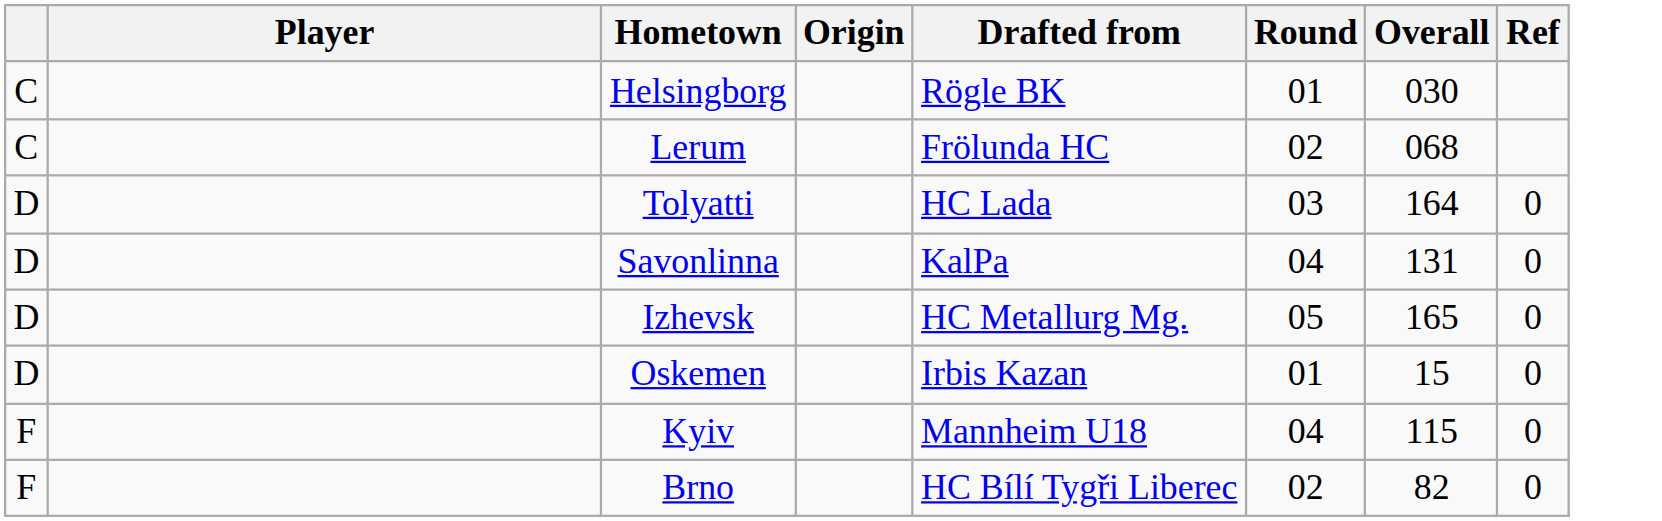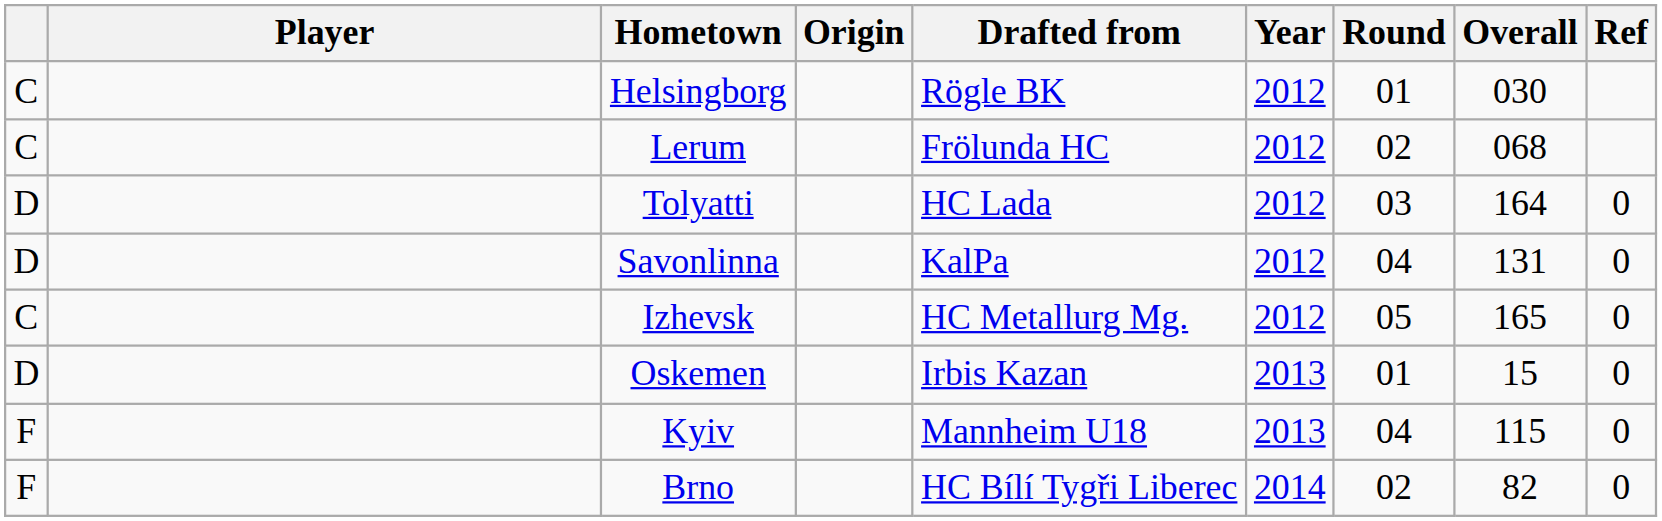+ column: (1290, 32)
(26, 317) D -> (26, 317) C
